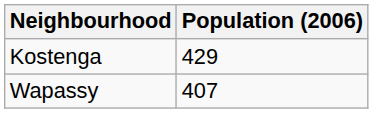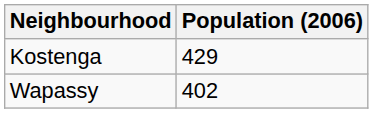(200, 90) 407 -> (200, 90) 402
